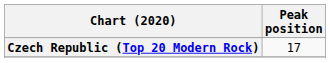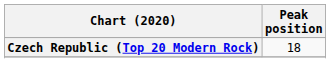(294, 47) 17 -> (294, 47) 18
